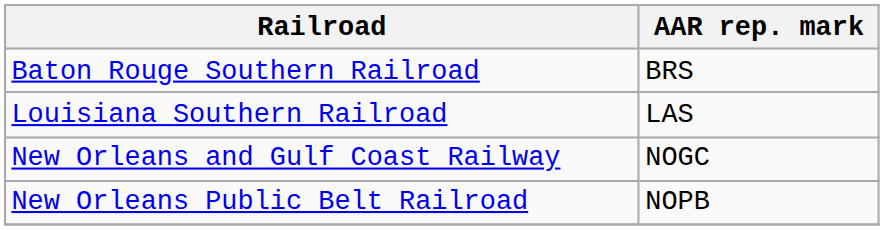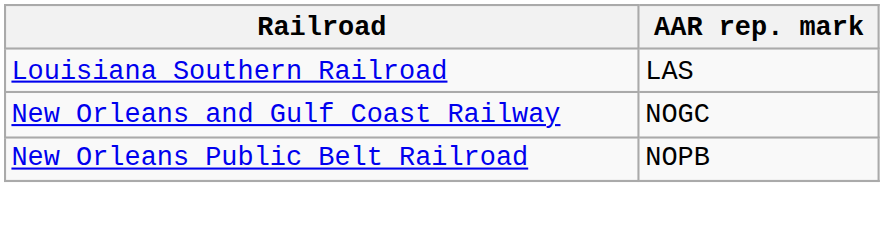- row: (246, 71)
